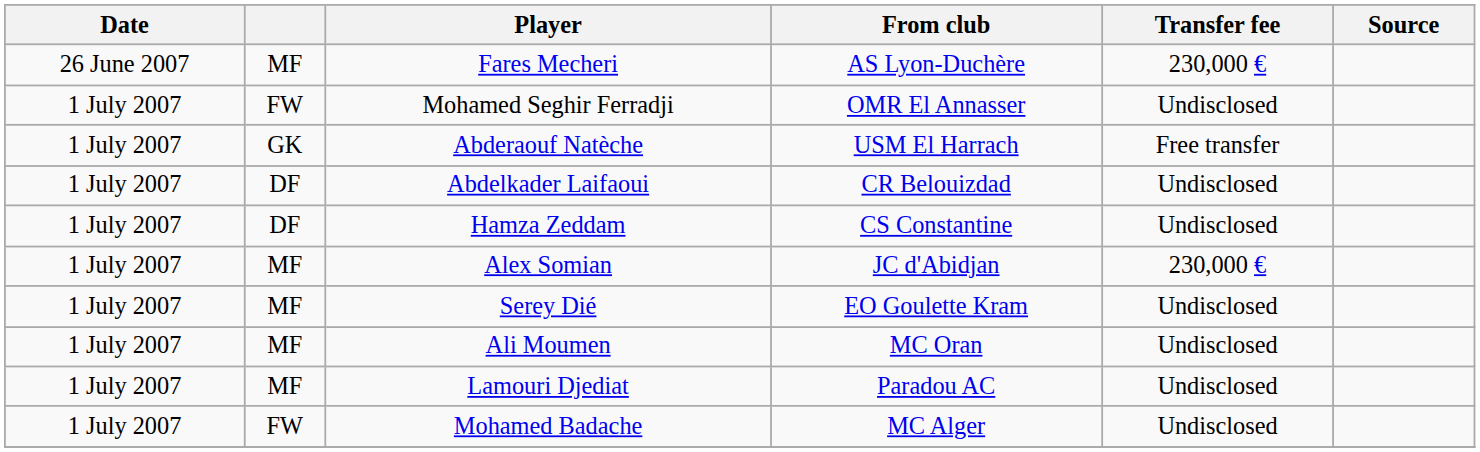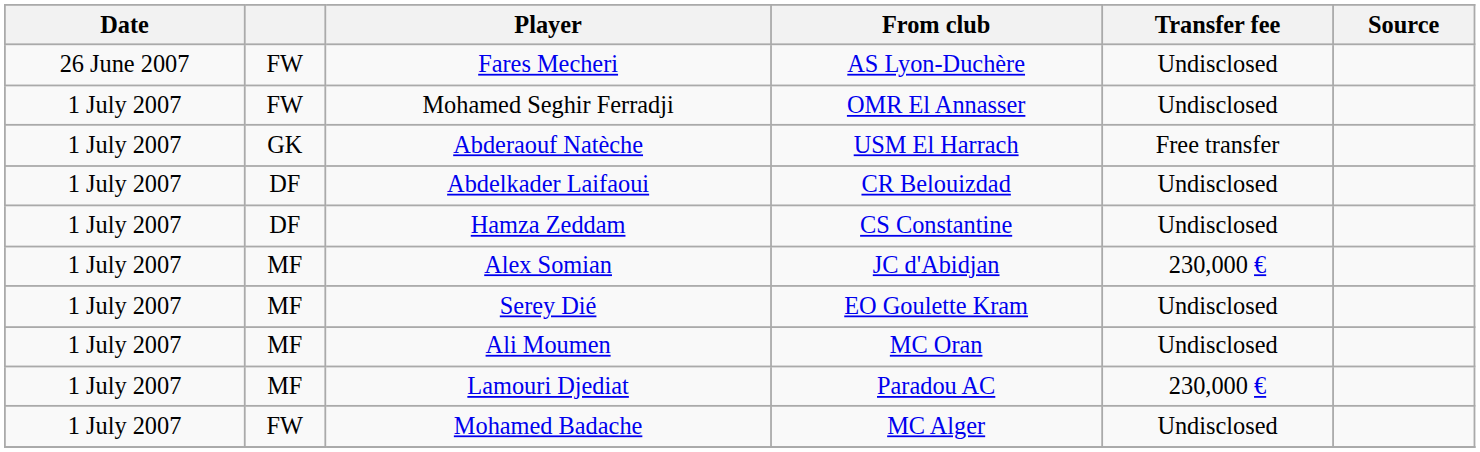(285, 64) MF -> (285, 64) FW
(1218, 64) 230,000 € -> (1218, 64) Undisclosed
(1218, 385) Undisclosed -> (1218, 385) 230,000 €
